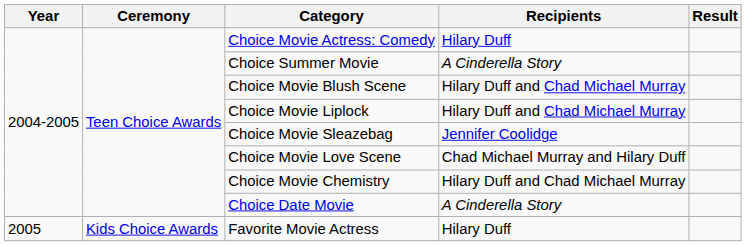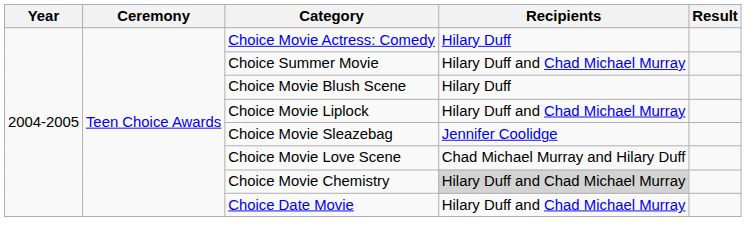(501, 63) A Cinderella Story -> (564, 63) Hilary Duff and Chad Michael Murray
(564, 87) Hilary Duff and Chad Michael Murray -> (476, 87) Hilary Duff
(564, 181) no background -> (564, 181) lightgrey background
(501, 205) A Cinderella Story -> (564, 205) Hilary Duff and Chad Michael Murray
- row: (303, 228)
